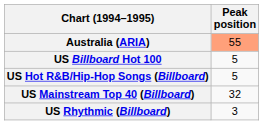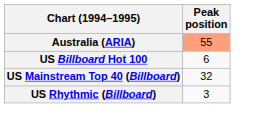(235, 59) 5 -> (206, 59) 6
- row: (108, 77)
